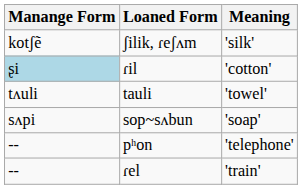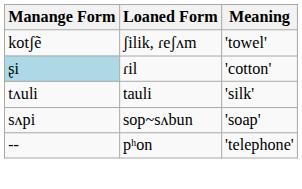(240, 42) 'silk' -> (246, 42) 'towel'
(246, 94) 'towel' -> (240, 94) 'silk'
- row: (131, 171)
